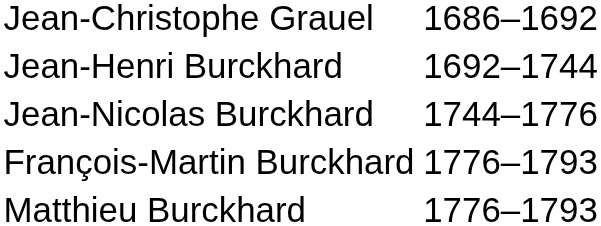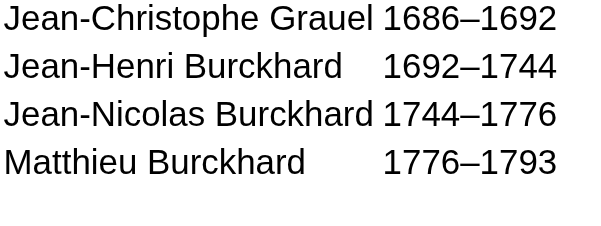- row: (209, 162)
